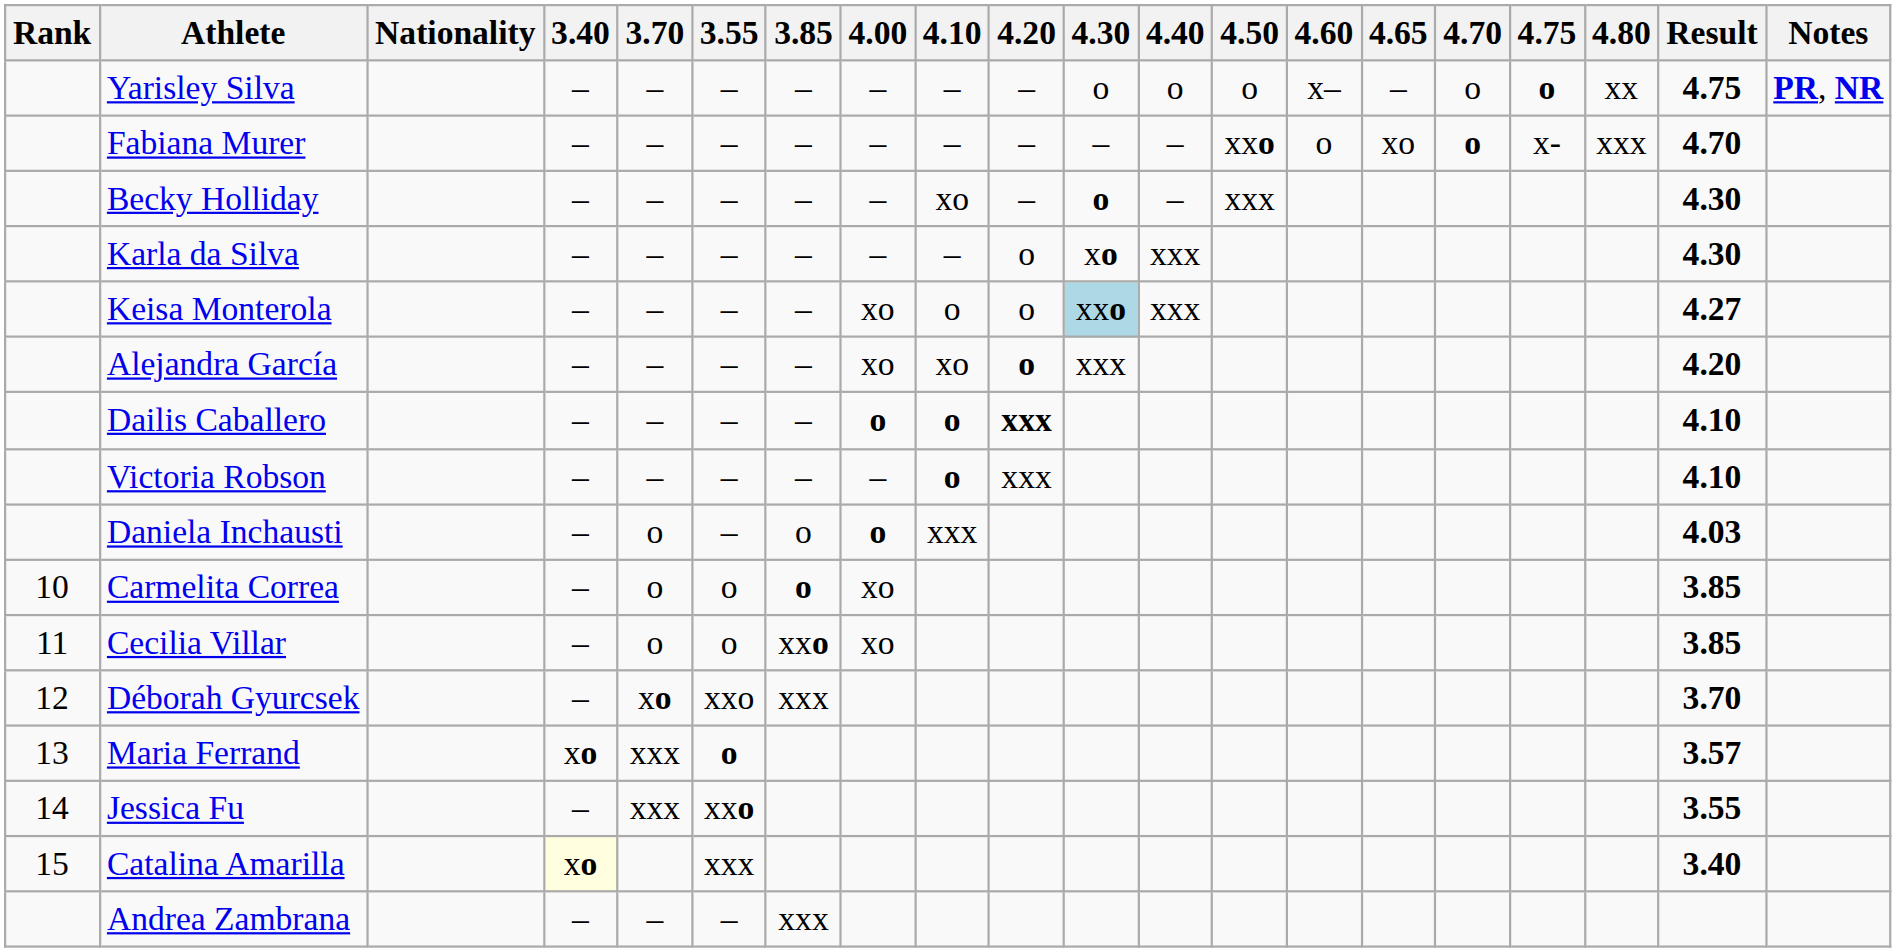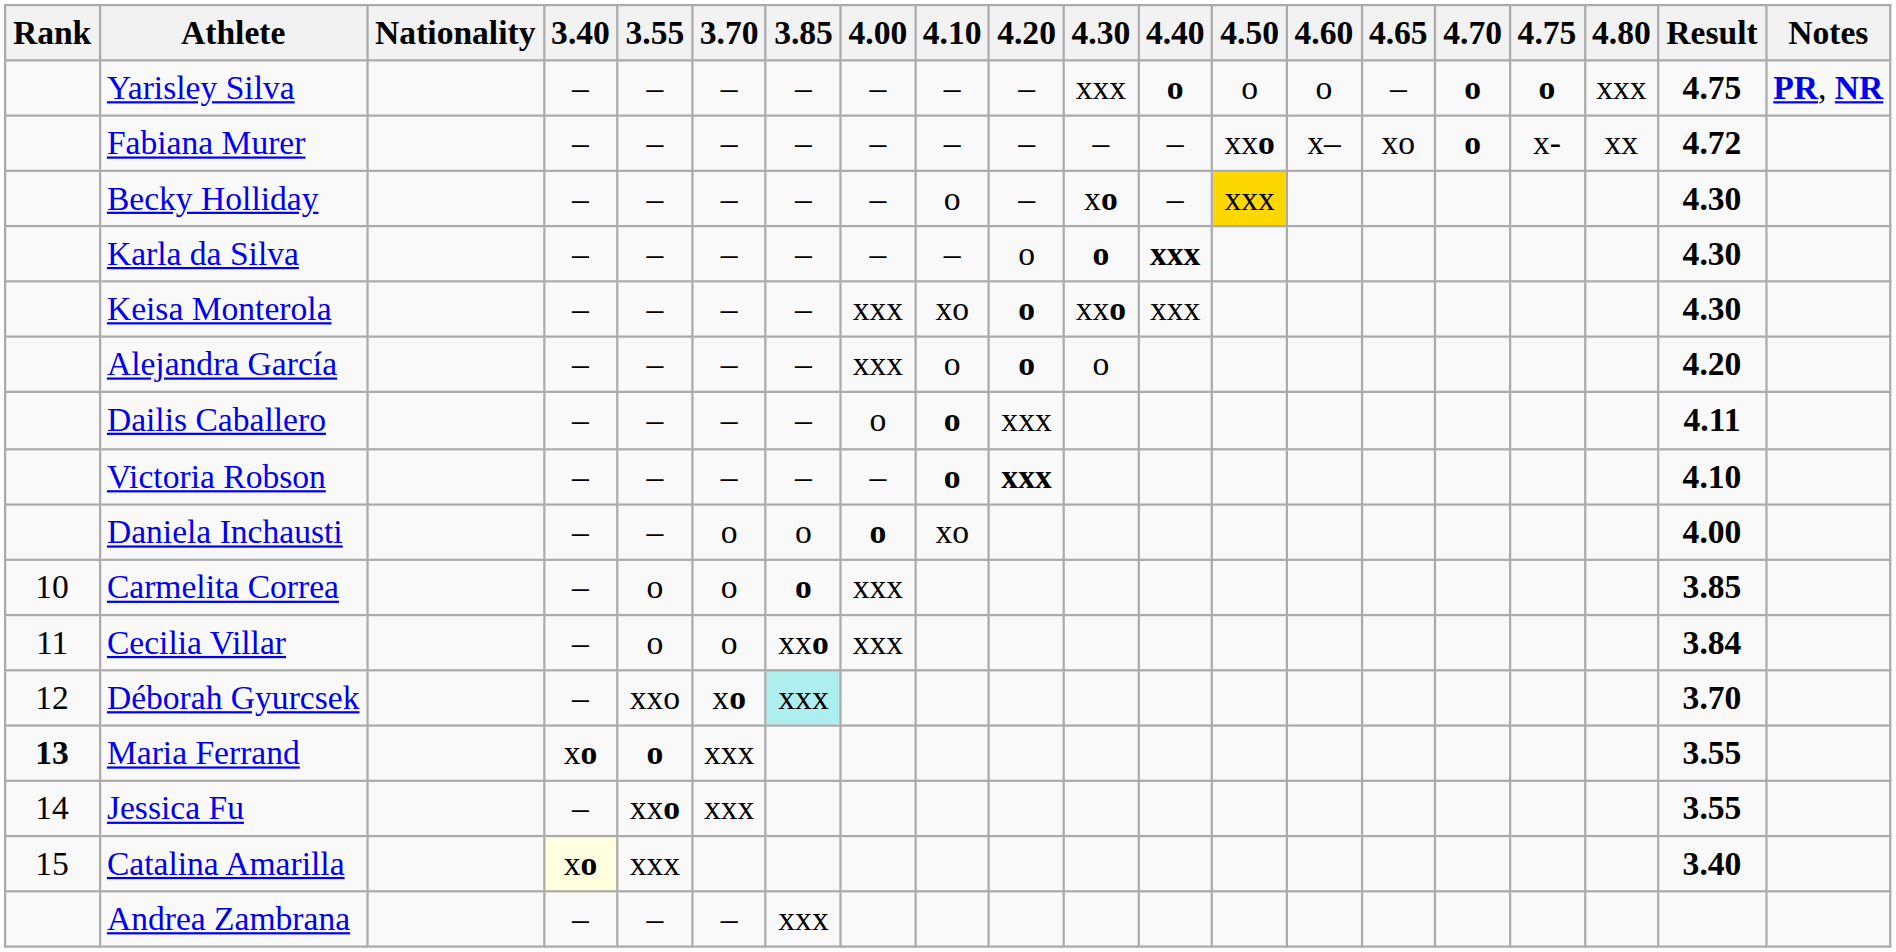columns swapped: (729, 32) <-> (655, 32)
(1101, 87) o -> (1101, 87) xxx
(1175, 87) normal -> (1175, 87) bold
(1324, 87) x– -> (1324, 87) o
(1473, 87) normal -> (1473, 87) bold
(1621, 87) xx -> (1621, 87) xxx
(1324, 143) o -> (1324, 143) x–
(1621, 143) xxx -> (1621, 143) xx
(1712, 143) 4.70 -> (1712, 143) 4.72
(952, 198) xo -> (952, 198) o
(1101, 198) o -> (1101, 198) xo
(1250, 198) no background -> (1250, 198) gold background
(1101, 253) xo -> (1101, 253) o
(1175, 253) normal -> (1175, 253) bold
(878, 309) xo -> (878, 309) xxx
(952, 309) o -> (952, 309) xo
(1027, 309) normal -> (1027, 309) bold
(1101, 309) lightblue background -> (1101, 309) no background
(1712, 309) 4.27 -> (1712, 309) 4.30
(878, 364) xo -> (878, 364) xxx
(952, 364) xo -> (952, 364) o
(1101, 364) xxx -> (1101, 364) o
(878, 420) bold -> (878, 420) normal
(1027, 420) bold -> (1027, 420) normal
(1712, 420) 4.10 -> (1712, 420) 4.11
(1027, 475) normal -> (1027, 475) bold
(952, 530) xxx -> (952, 530) xo
(1712, 530) 4.03 -> (1712, 530) 4.00
(878, 586) xo -> (878, 586) xxx
(878, 641) xo -> (878, 641) xxx
(1712, 641) 3.85 -> (1712, 641) 3.84
(804, 697) no background -> (804, 697) paleturquoise background
(52, 752) normal -> (52, 752) bold
(1712, 752) 3.57 -> (1712, 752) 3.55
